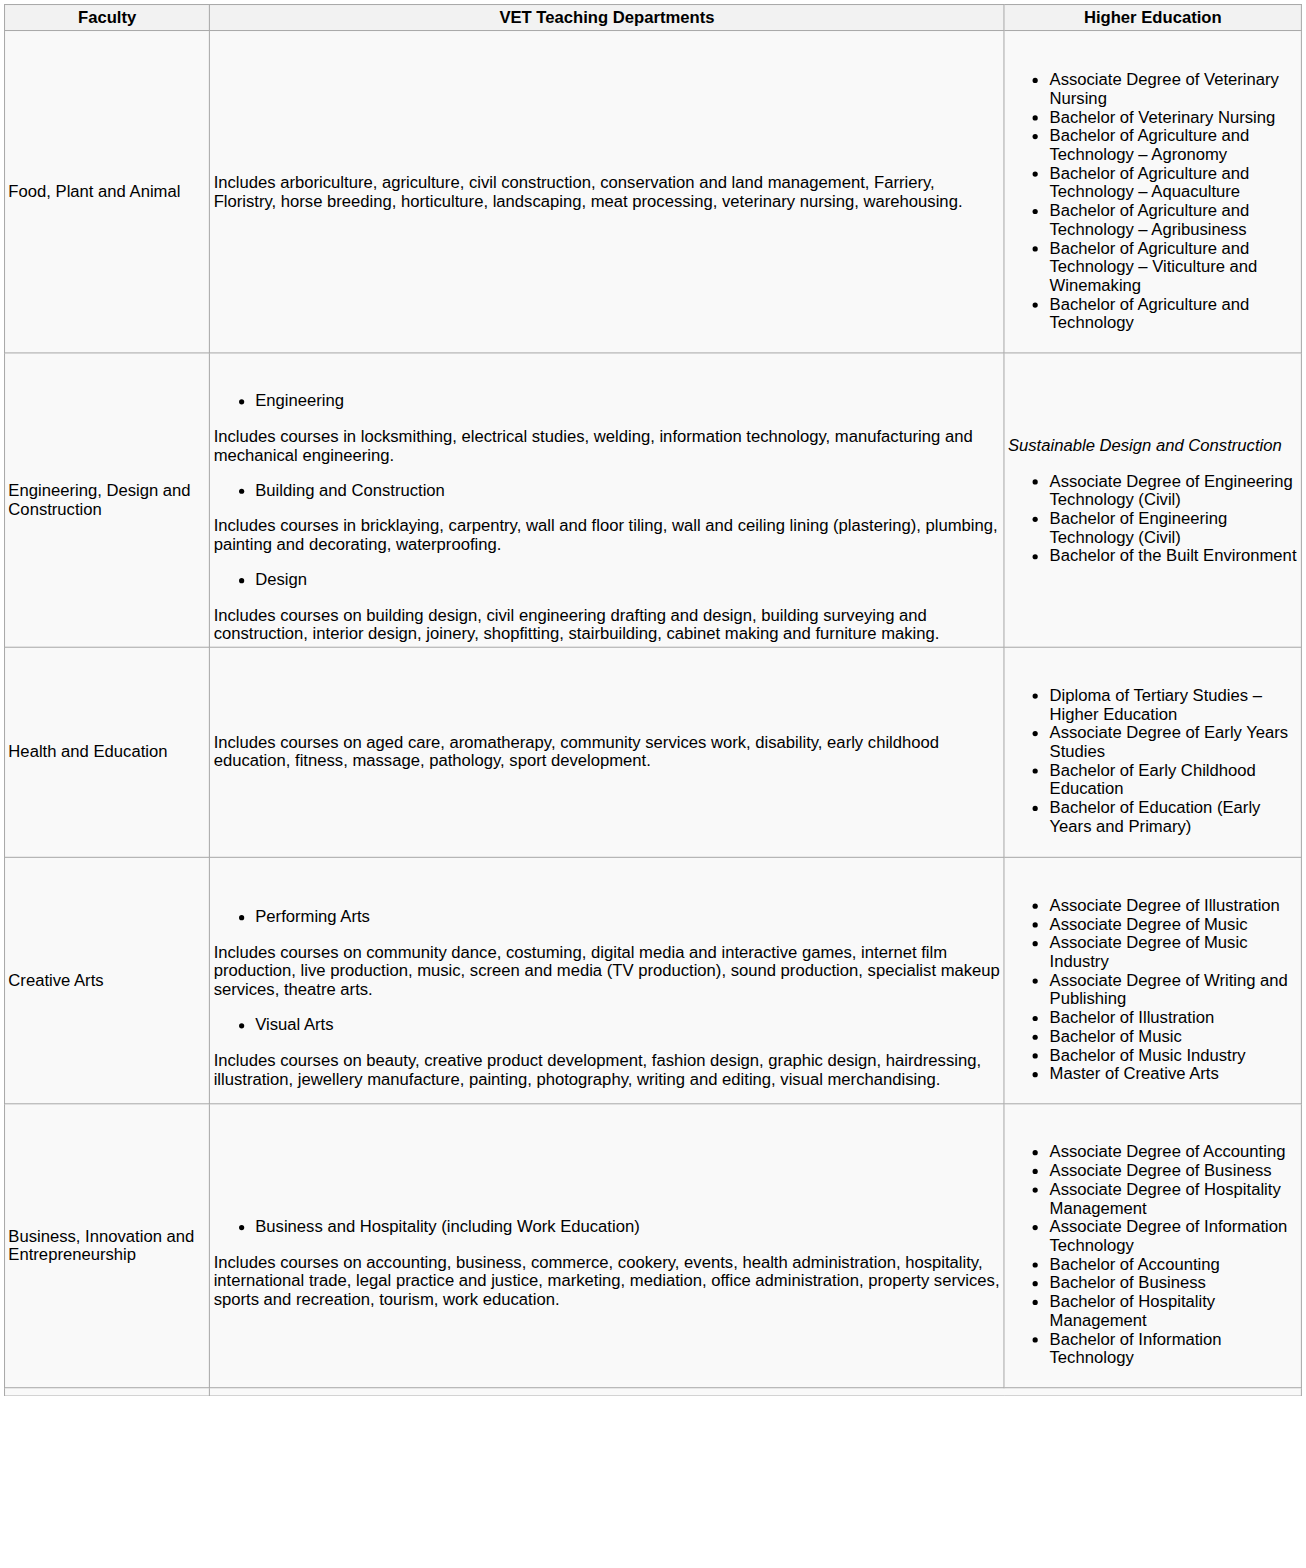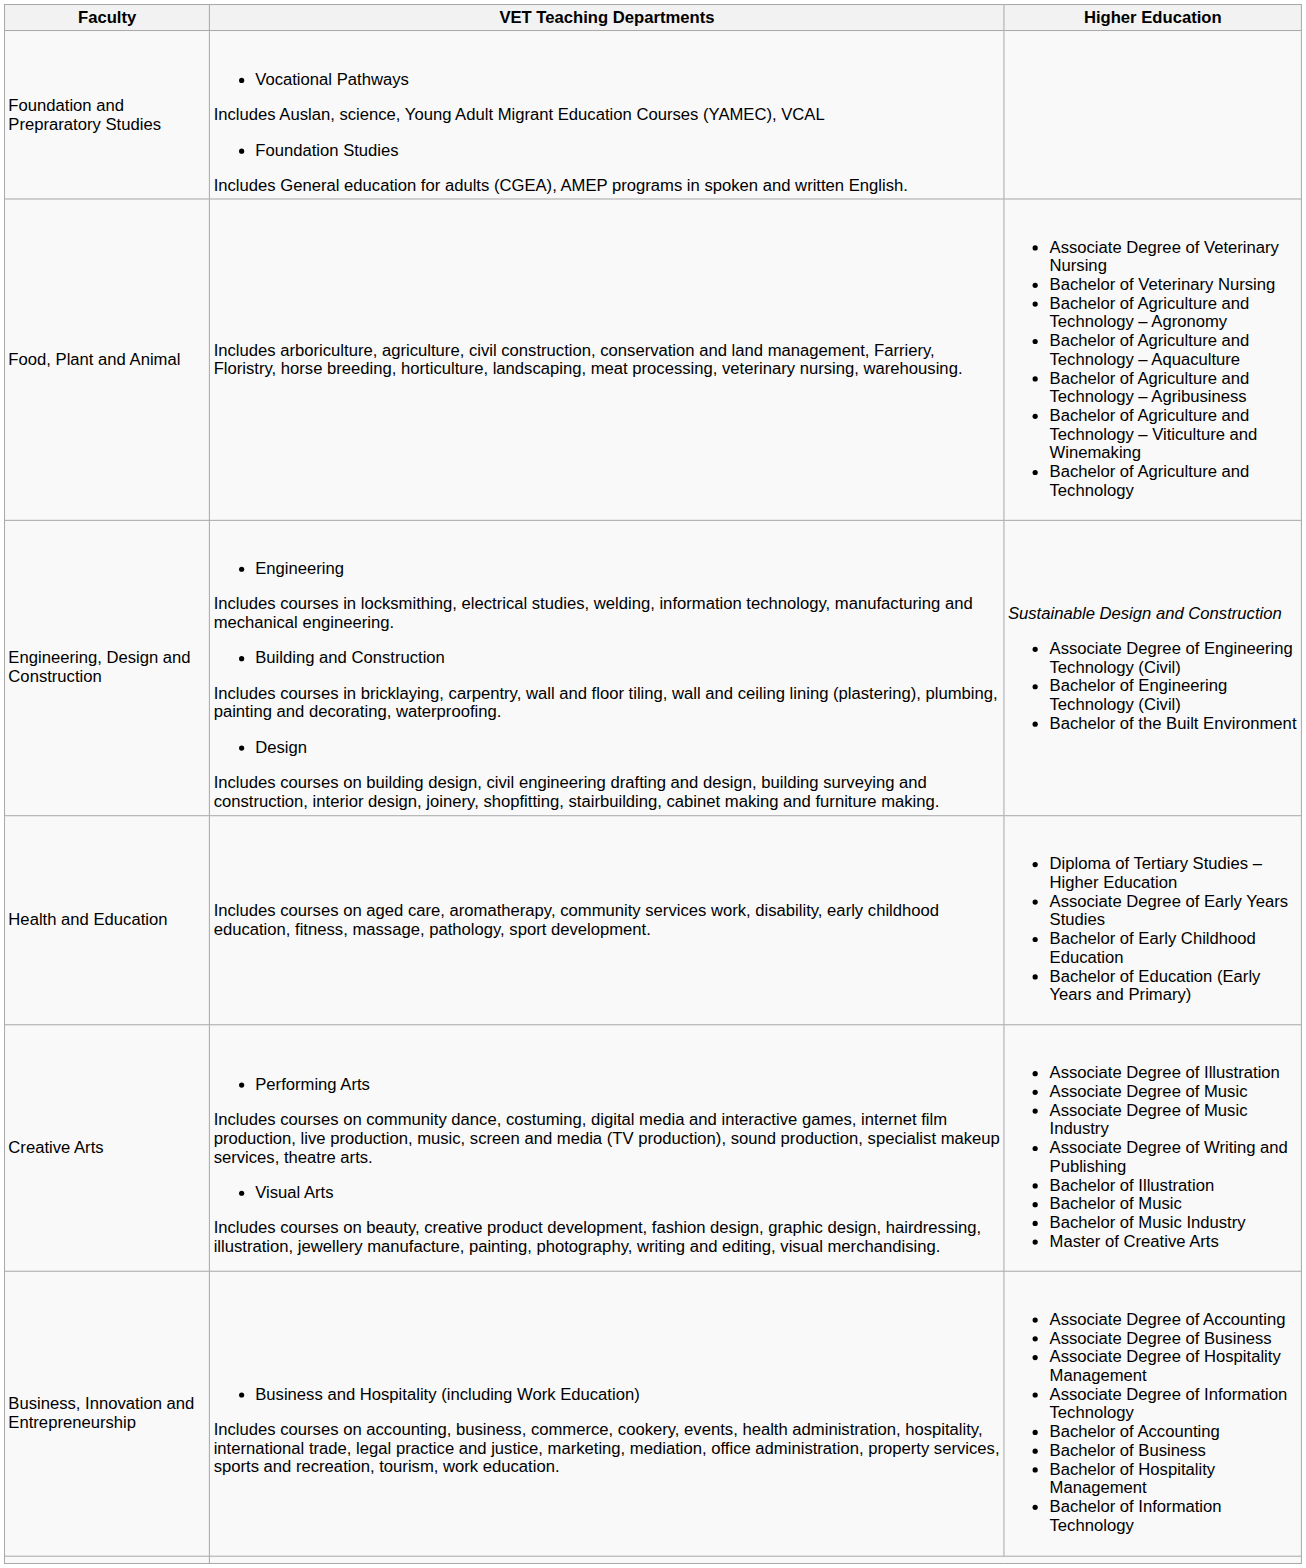+ row: (85, 114)
